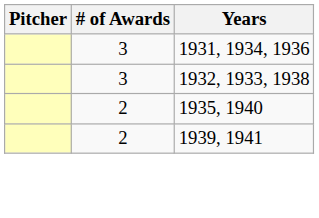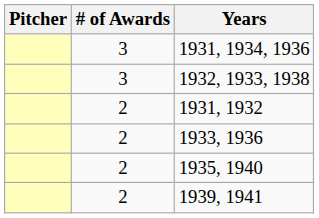+ row: (221, 108)
+ row: (221, 138)
